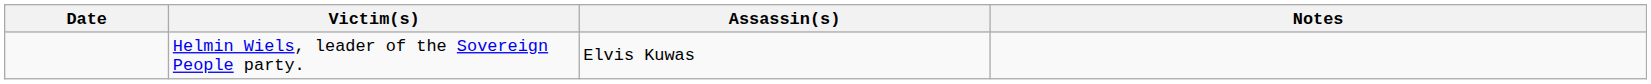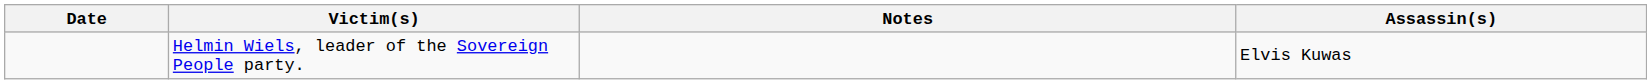columns swapped: (785, 18) <-> (1318, 18)
